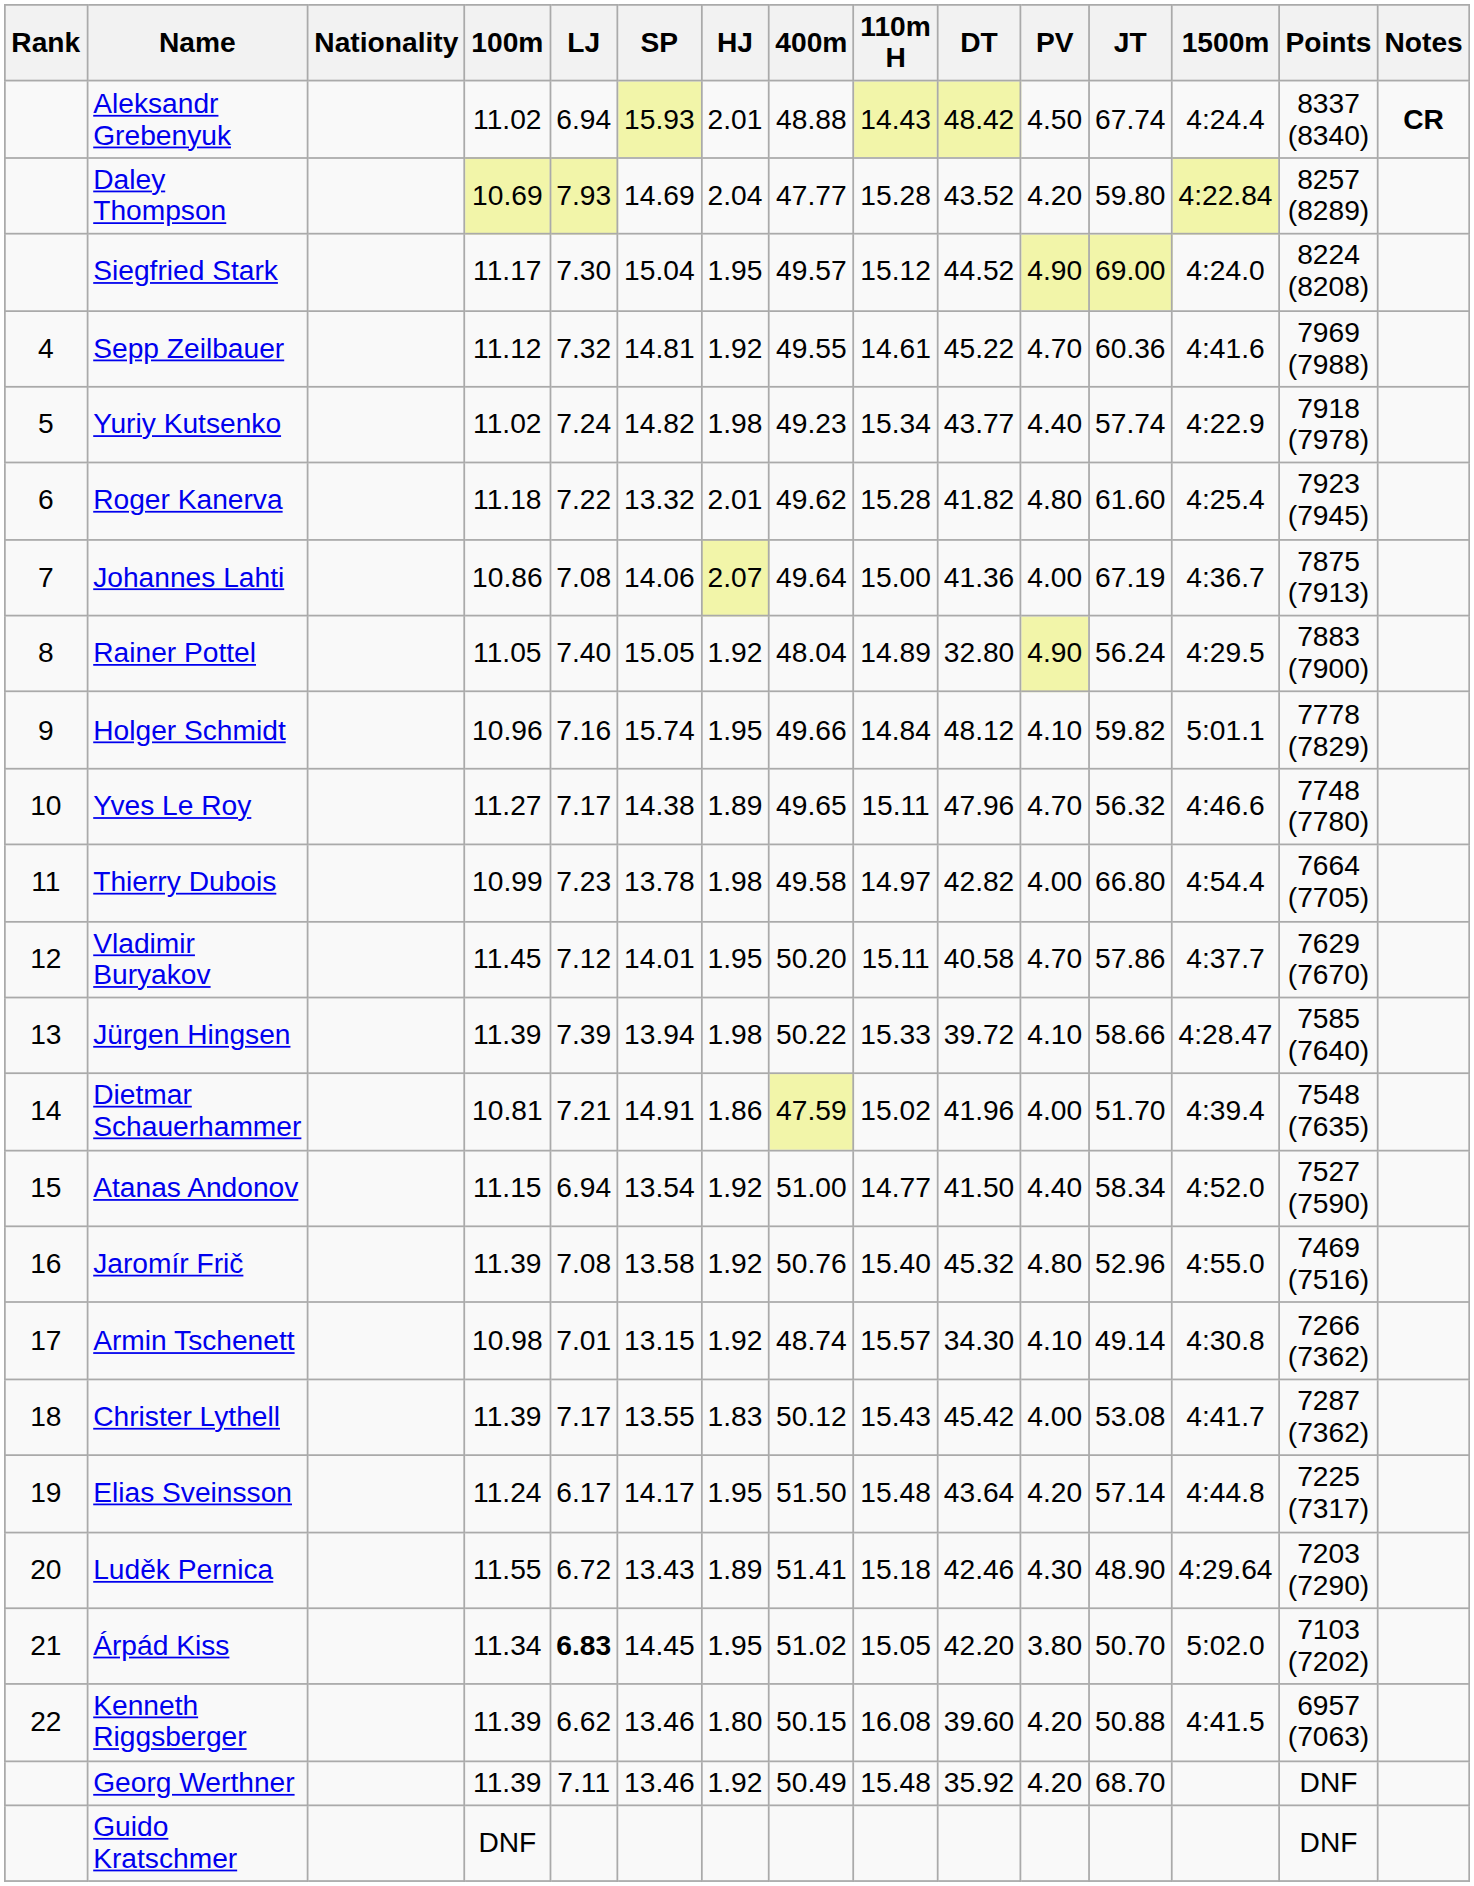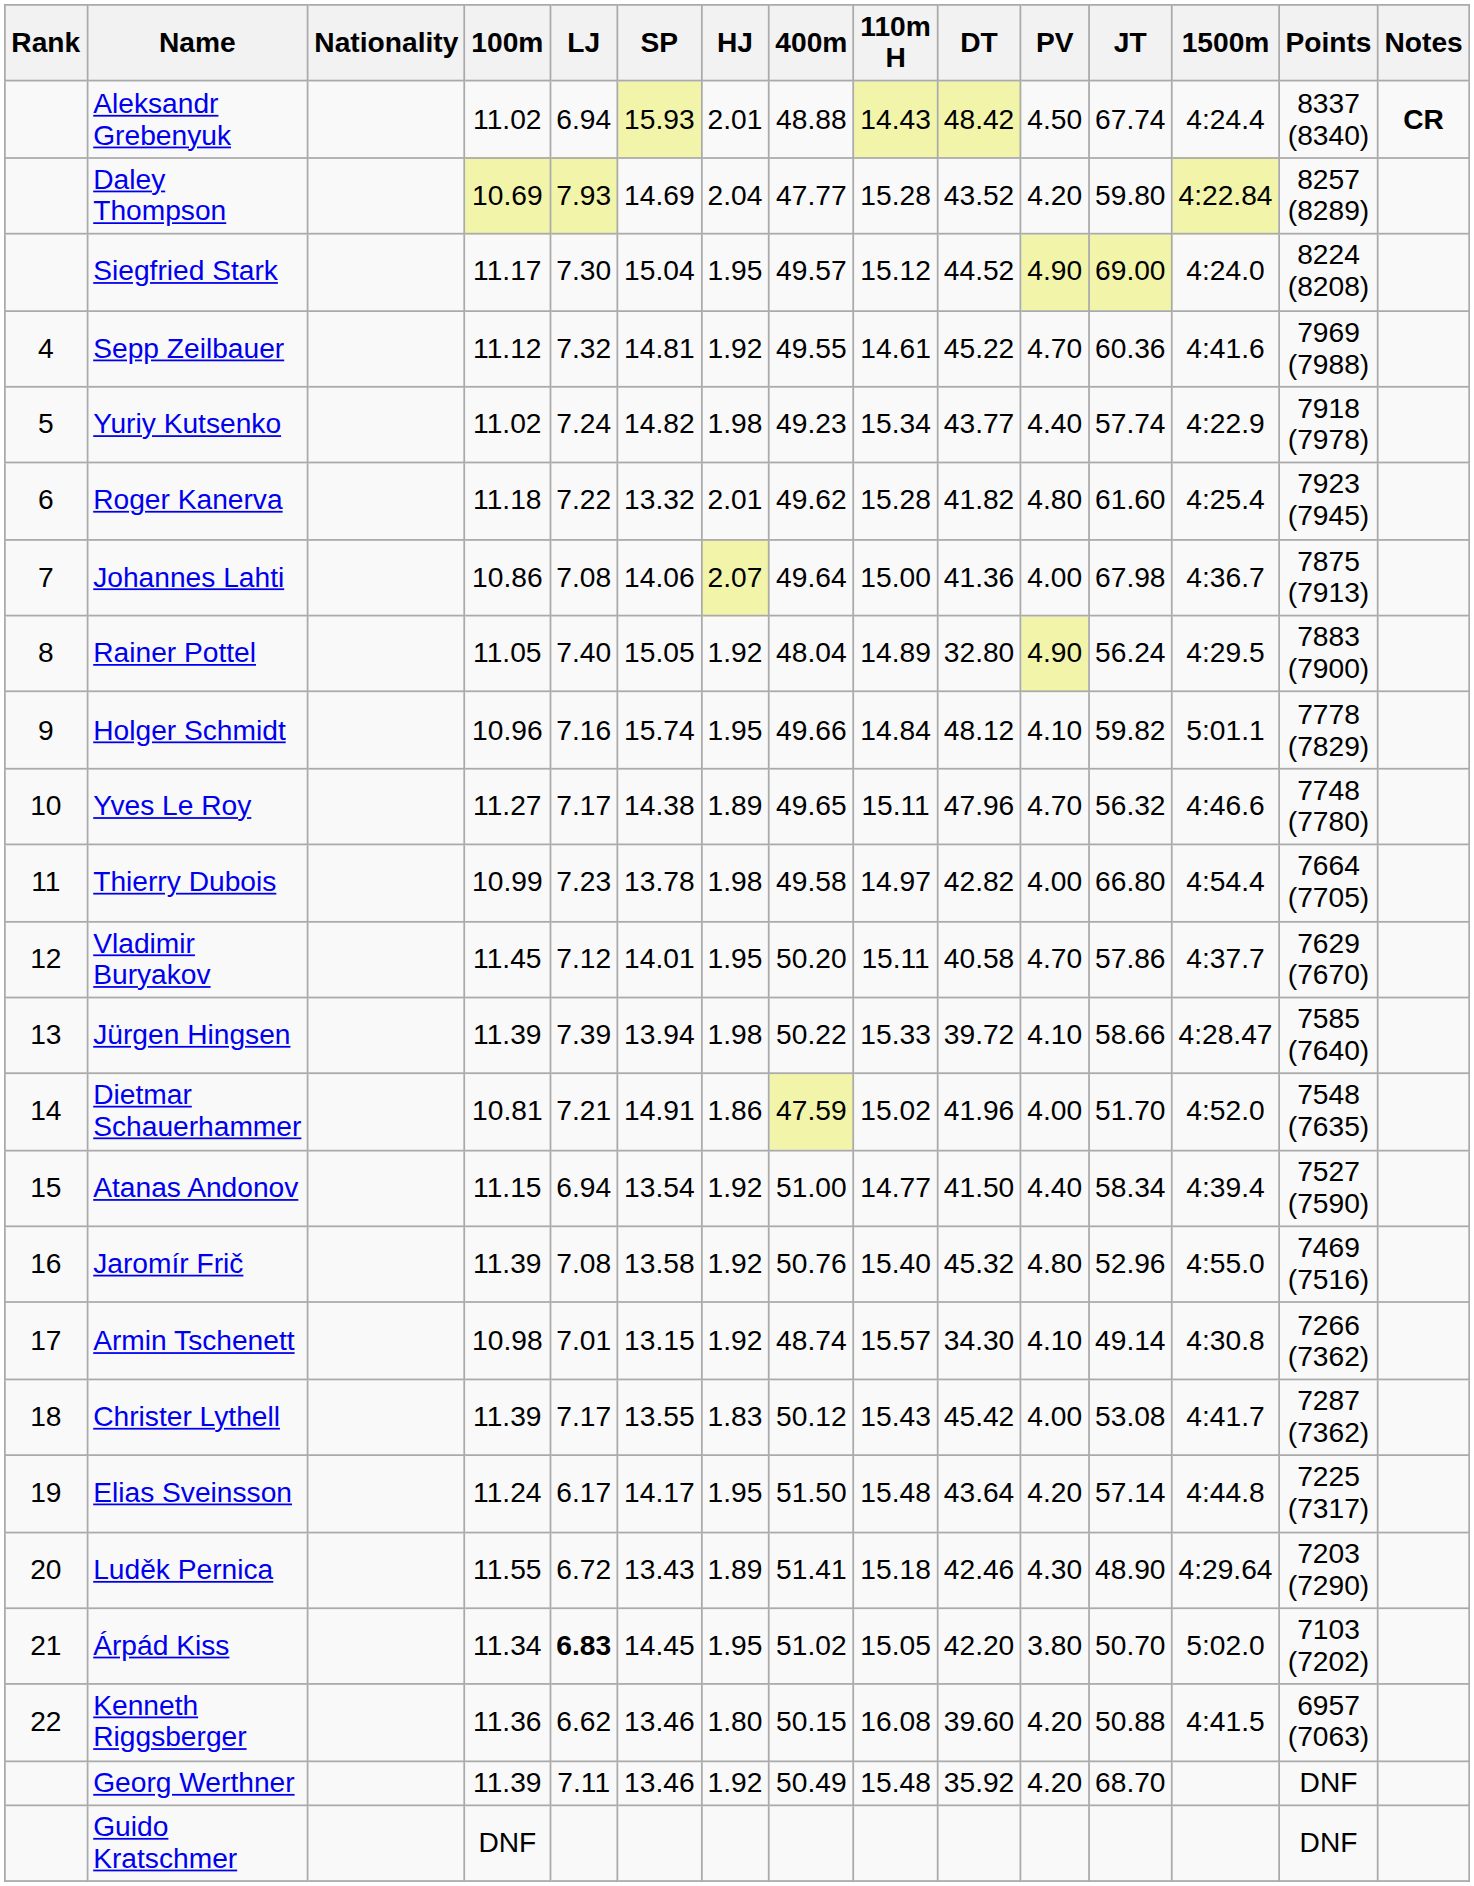(1130, 577) 67.19 -> (1130, 577) 67.98
(1226, 1111) 4:39.4 -> (1226, 1111) 4:52.0
(1226, 1187) 4:52.0 -> (1226, 1187) 4:39.4
(507, 1722) 11.39 -> (507, 1722) 11.36
